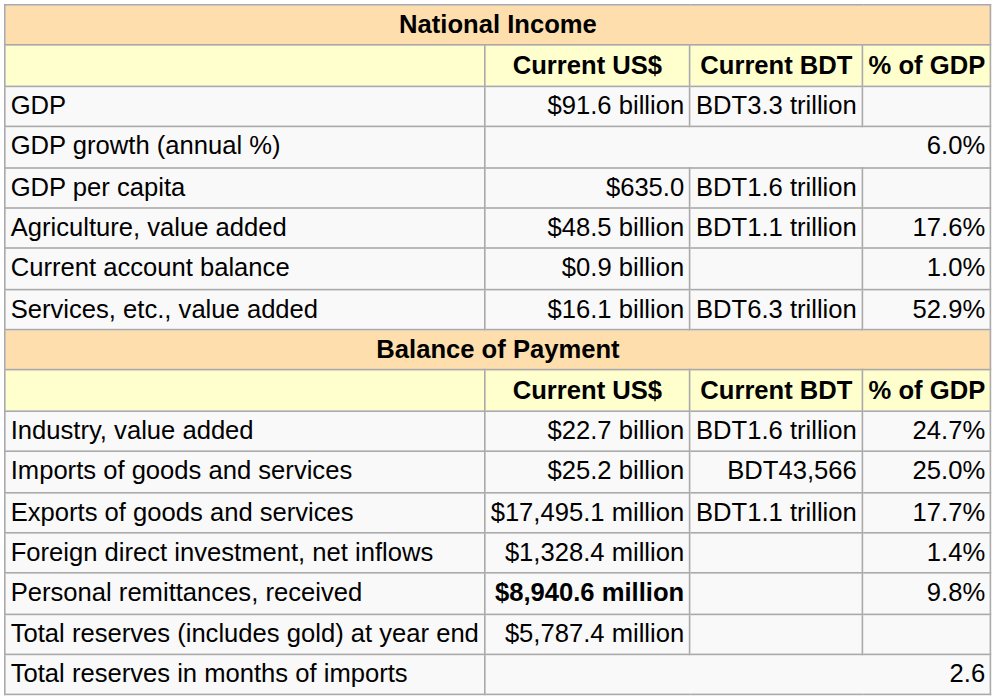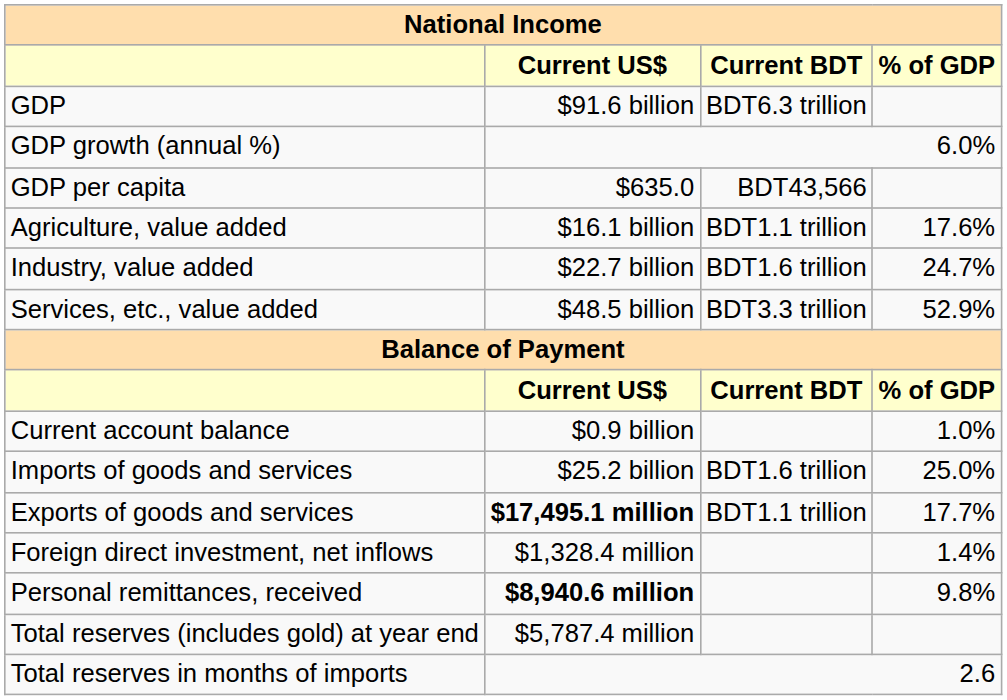(776, 106) BDT3.3 trillion -> (786, 106) BDT6.3 trillion
(776, 187) BDT1.6 trillion -> (802, 187) BDT43,566
(616, 227) $48.5 billion -> (626, 227) $16.1 billion
rows swapped: (132, 430) <-> (150, 268)
(616, 308) $16.1 billion -> (626, 308) $48.5 billion
(776, 308) BDT6.3 trillion -> (786, 308) BDT3.3 trillion
(792, 471) BDT43,566 -> (786, 471) BDT1.6 trillion
(587, 512) normal -> (592, 512) bold
